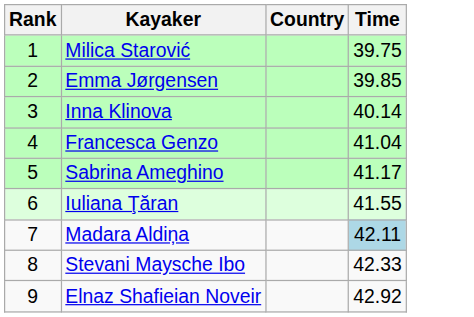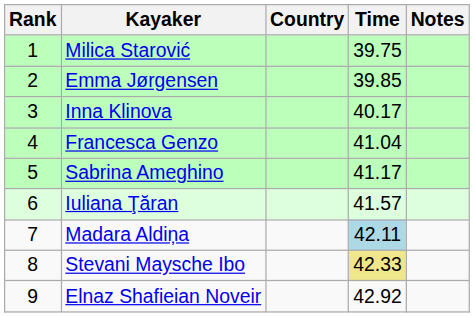+ column: (438, 19)
(377, 111) 40.14 -> (377, 111) 40.17
(377, 204) 41.55 -> (377, 204) 41.57
(377, 265) no background -> (377, 265) khaki background
